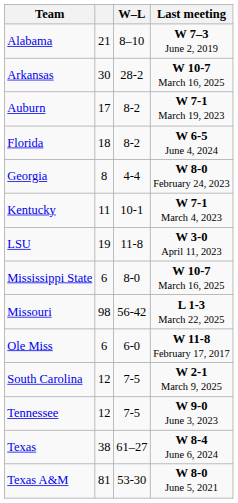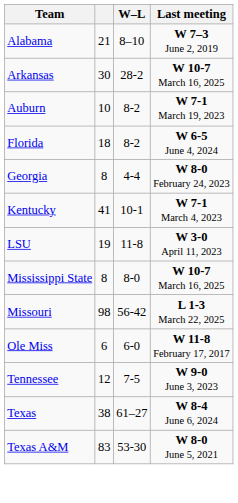(104, 108) 17 -> (104, 108) 10
(104, 210) 11 -> (104, 210) 41
(104, 278) 6 -> (104, 278) 8
- row: (45, 379)
(104, 481) 81 -> (104, 447) 83
